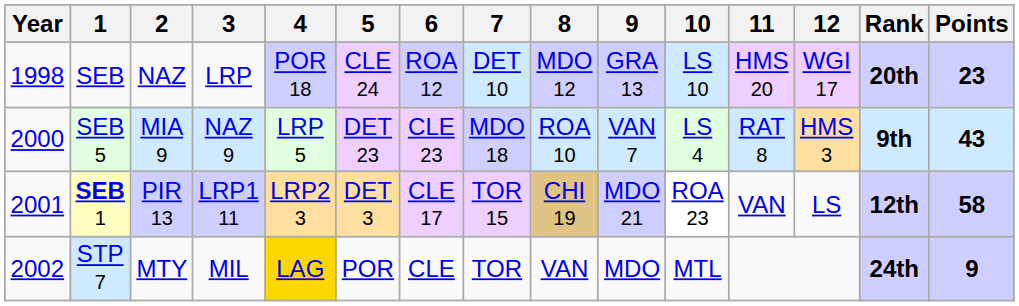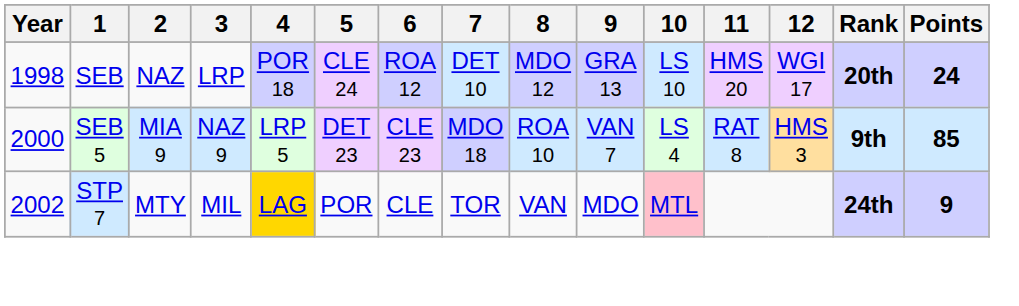(972, 75) 23 -> (946, 75) 24
(972, 139) 43 -> (946, 139) 85
- row: (100, 203)
(698, 268) no background -> (674, 204) pink background
